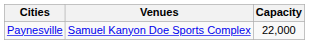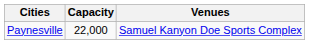columns swapped: (159, 13) <-> (279, 13)
